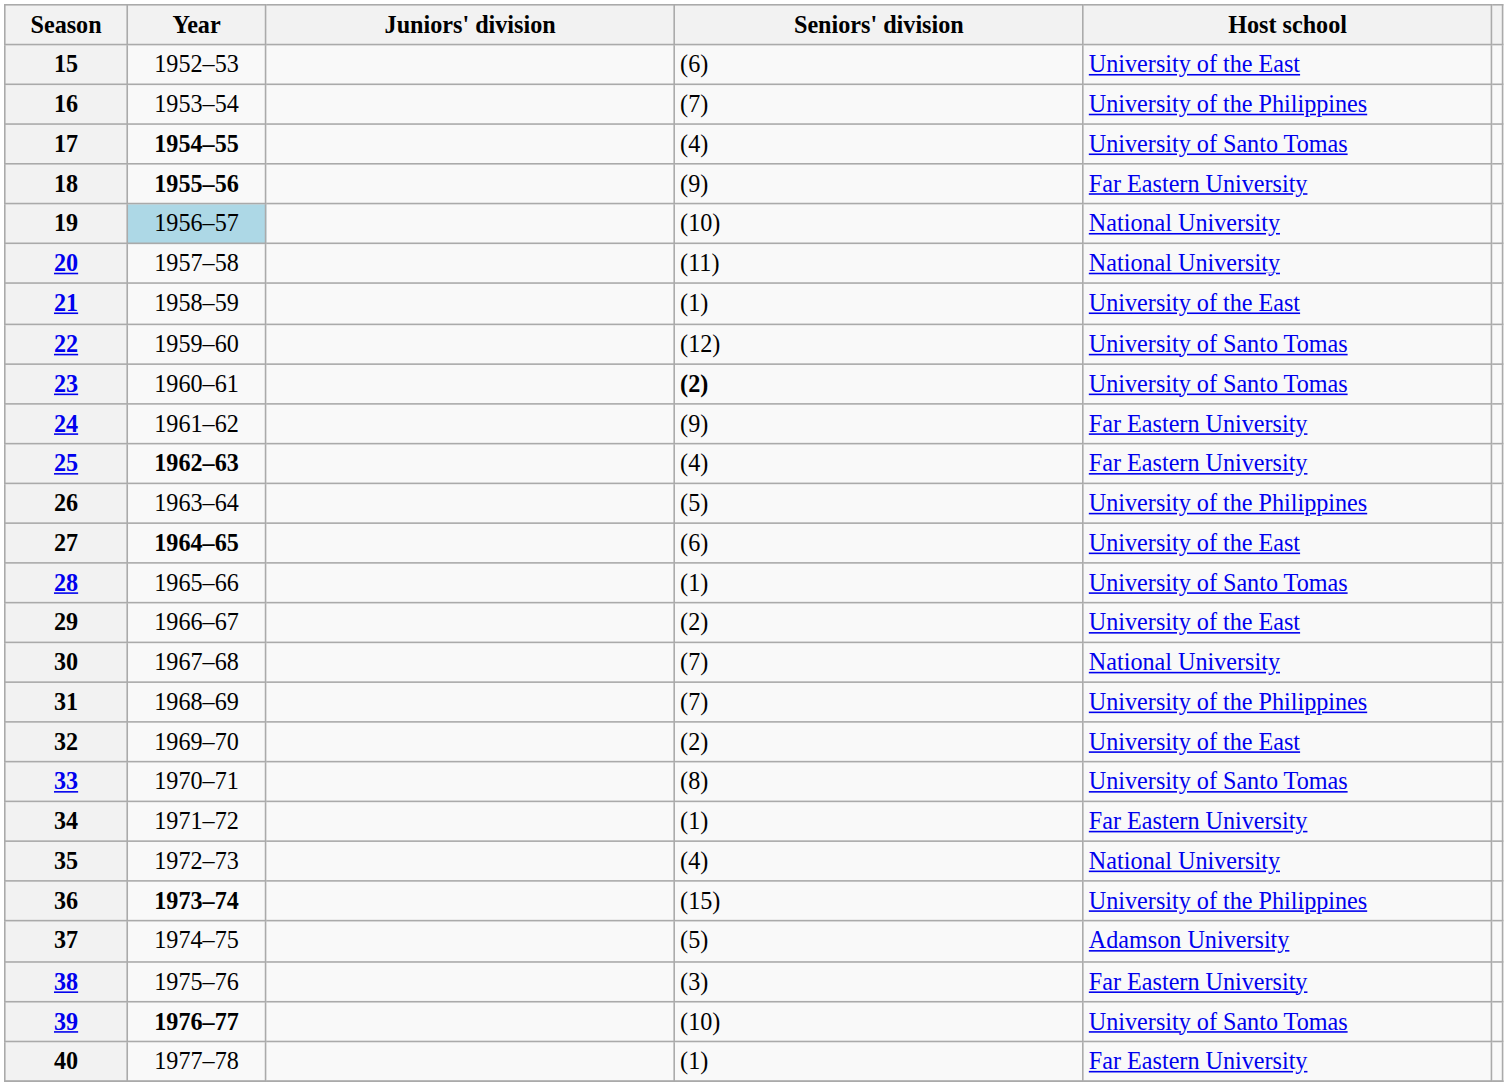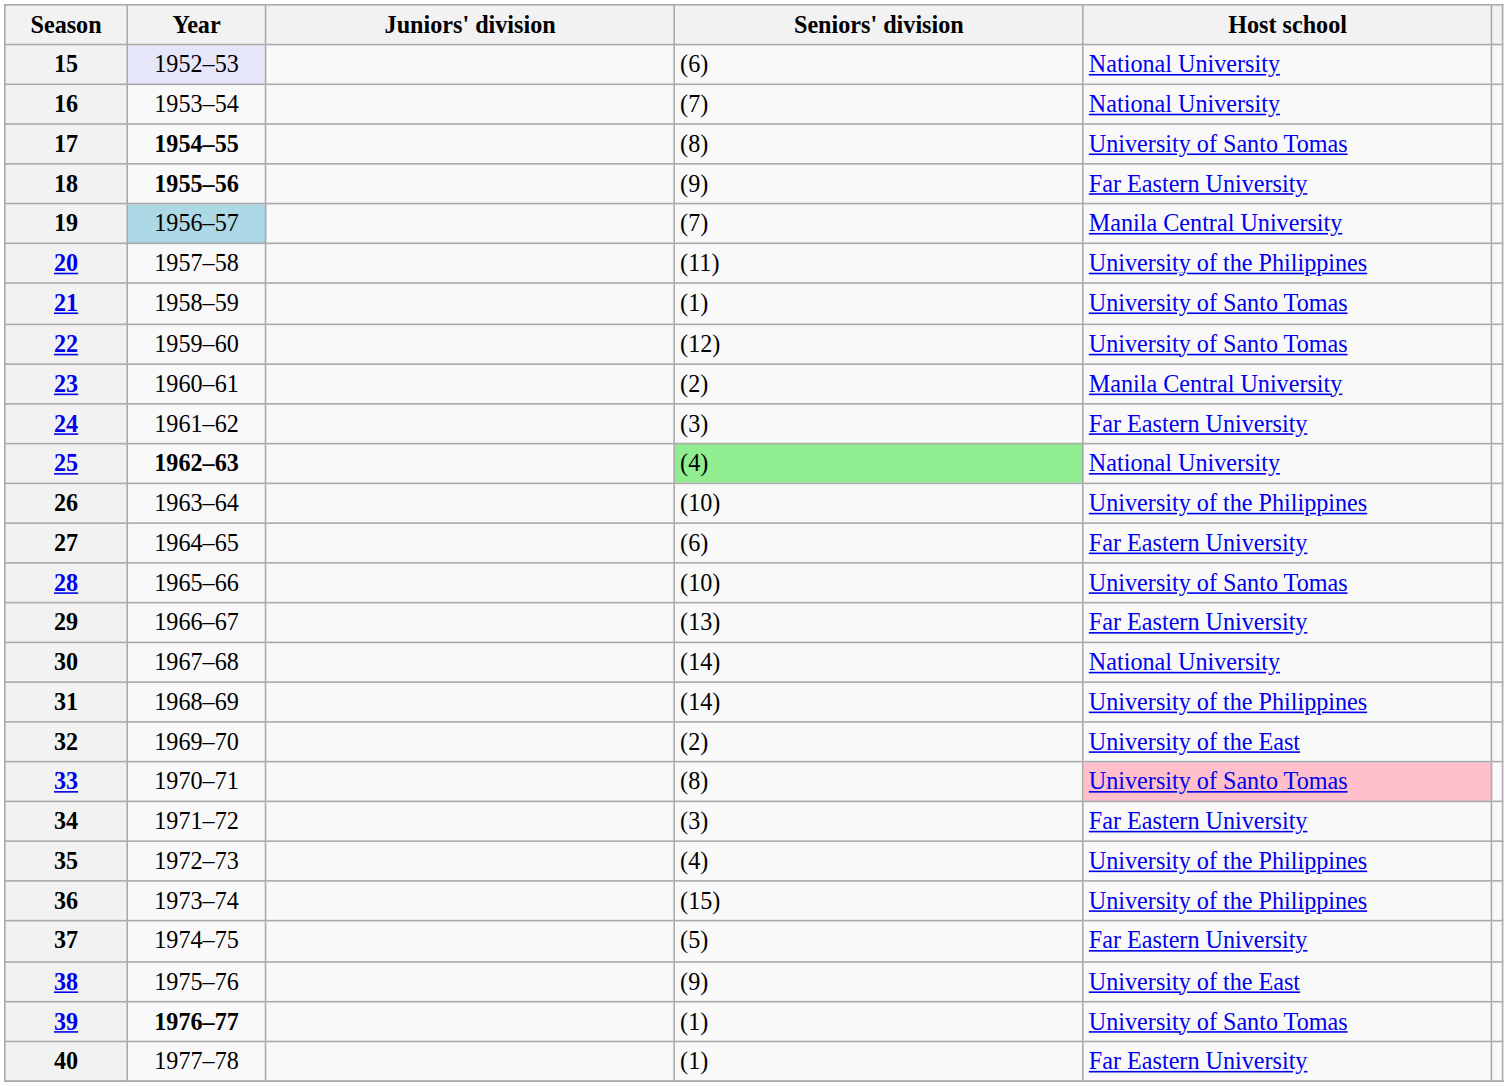(197, 64) no background -> (197, 64) lavender background
(1194, 64) University of the East -> (1184, 64) National University
(1228, 104) University of the Philippines -> (1184, 104) National University
(694, 144) (4) -> (694, 144) (8)
(700, 223) (10) -> (694, 223) (7)
(1184, 223) National University -> (1216, 223) Manila Central University
(1184, 263) National University -> (1228, 263) University of the Philippines
(1194, 303) University of the East -> (1218, 303) University of Santo Tomas
(694, 383) bold -> (694, 383) normal
(1218, 383) University of Santo Tomas -> (1216, 383) Manila Central University
(694, 423) (9) -> (694, 423) (3)
(694, 462) no background -> (694, 462) lightgreen background
(1198, 462) Far Eastern University -> (1184, 462) National University
(694, 502) (5) -> (700, 502) (10)
(197, 542) bold -> (197, 542) normal
(1194, 542) University of the East -> (1198, 542) Far Eastern University
(694, 582) (1) -> (700, 582) (10)
(694, 622) (2) -> (700, 622) (13)
(1194, 622) University of the East -> (1198, 622) Far Eastern University
(694, 662) (7) -> (700, 662) (14)
(694, 702) (7) -> (700, 702) (14)
(1218, 781) no background -> (1218, 781) pink background
(694, 821) (1) -> (694, 821) (3)
(1184, 861) National University -> (1228, 861) University of the Philippines
(197, 901) bold -> (197, 901) normal
(1189, 941) Adamson University -> (1198, 941) Far Eastern University
(694, 980) (3) -> (694, 980) (9)
(1198, 980) Far Eastern University -> (1194, 980) University of the East
(700, 1020) (10) -> (694, 1020) (1)
